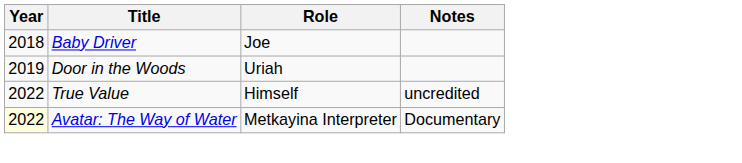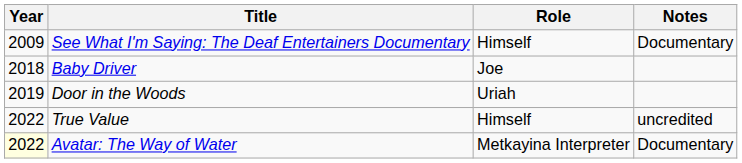+ row: (261, 42)
